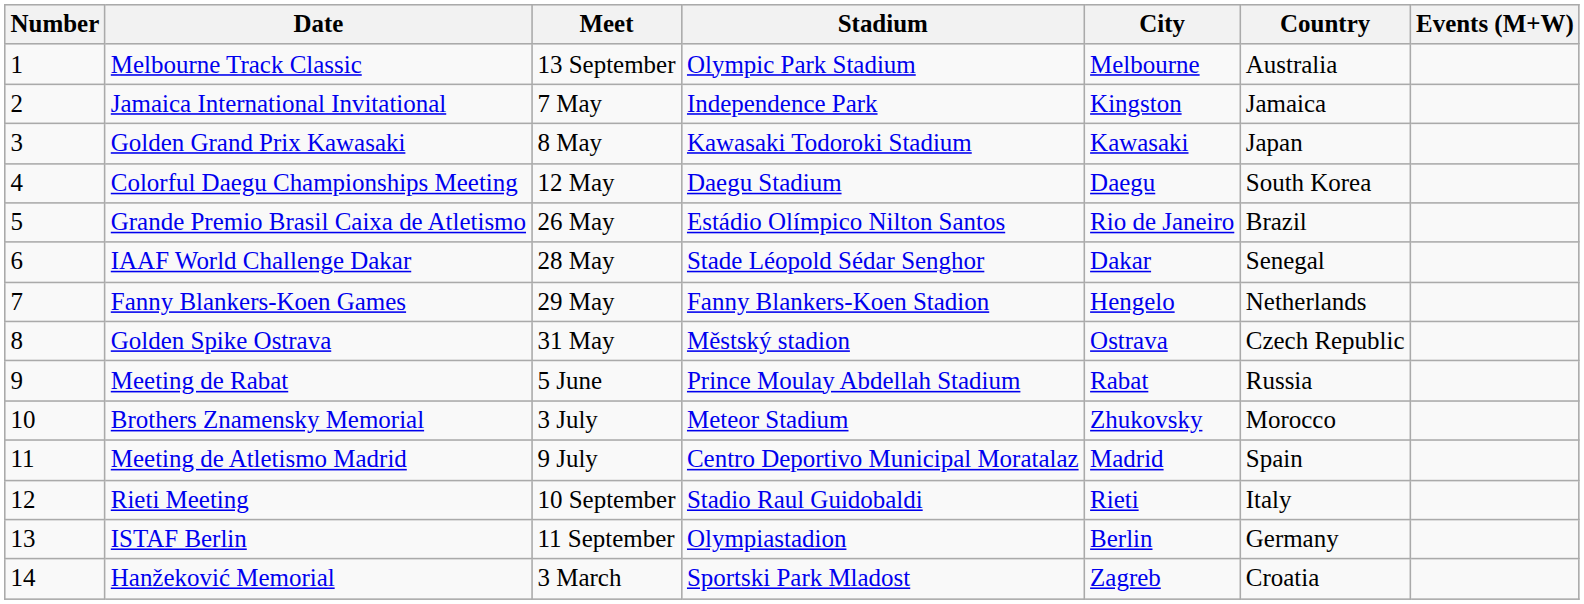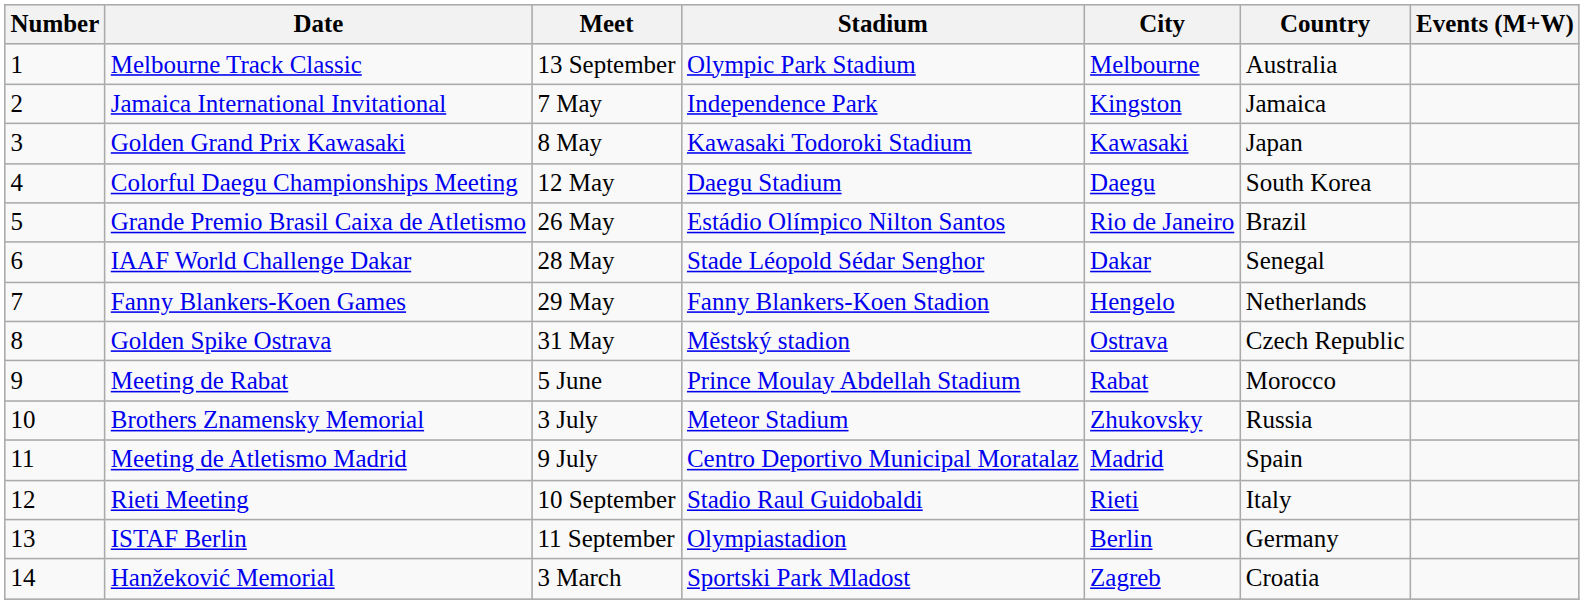(1279, 380) Russia -> (1291, 380) Morocco
(1291, 420) Morocco -> (1279, 420) Russia
